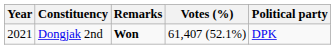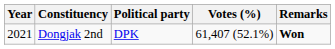columns swapped: (290, 14) <-> (138, 14)
